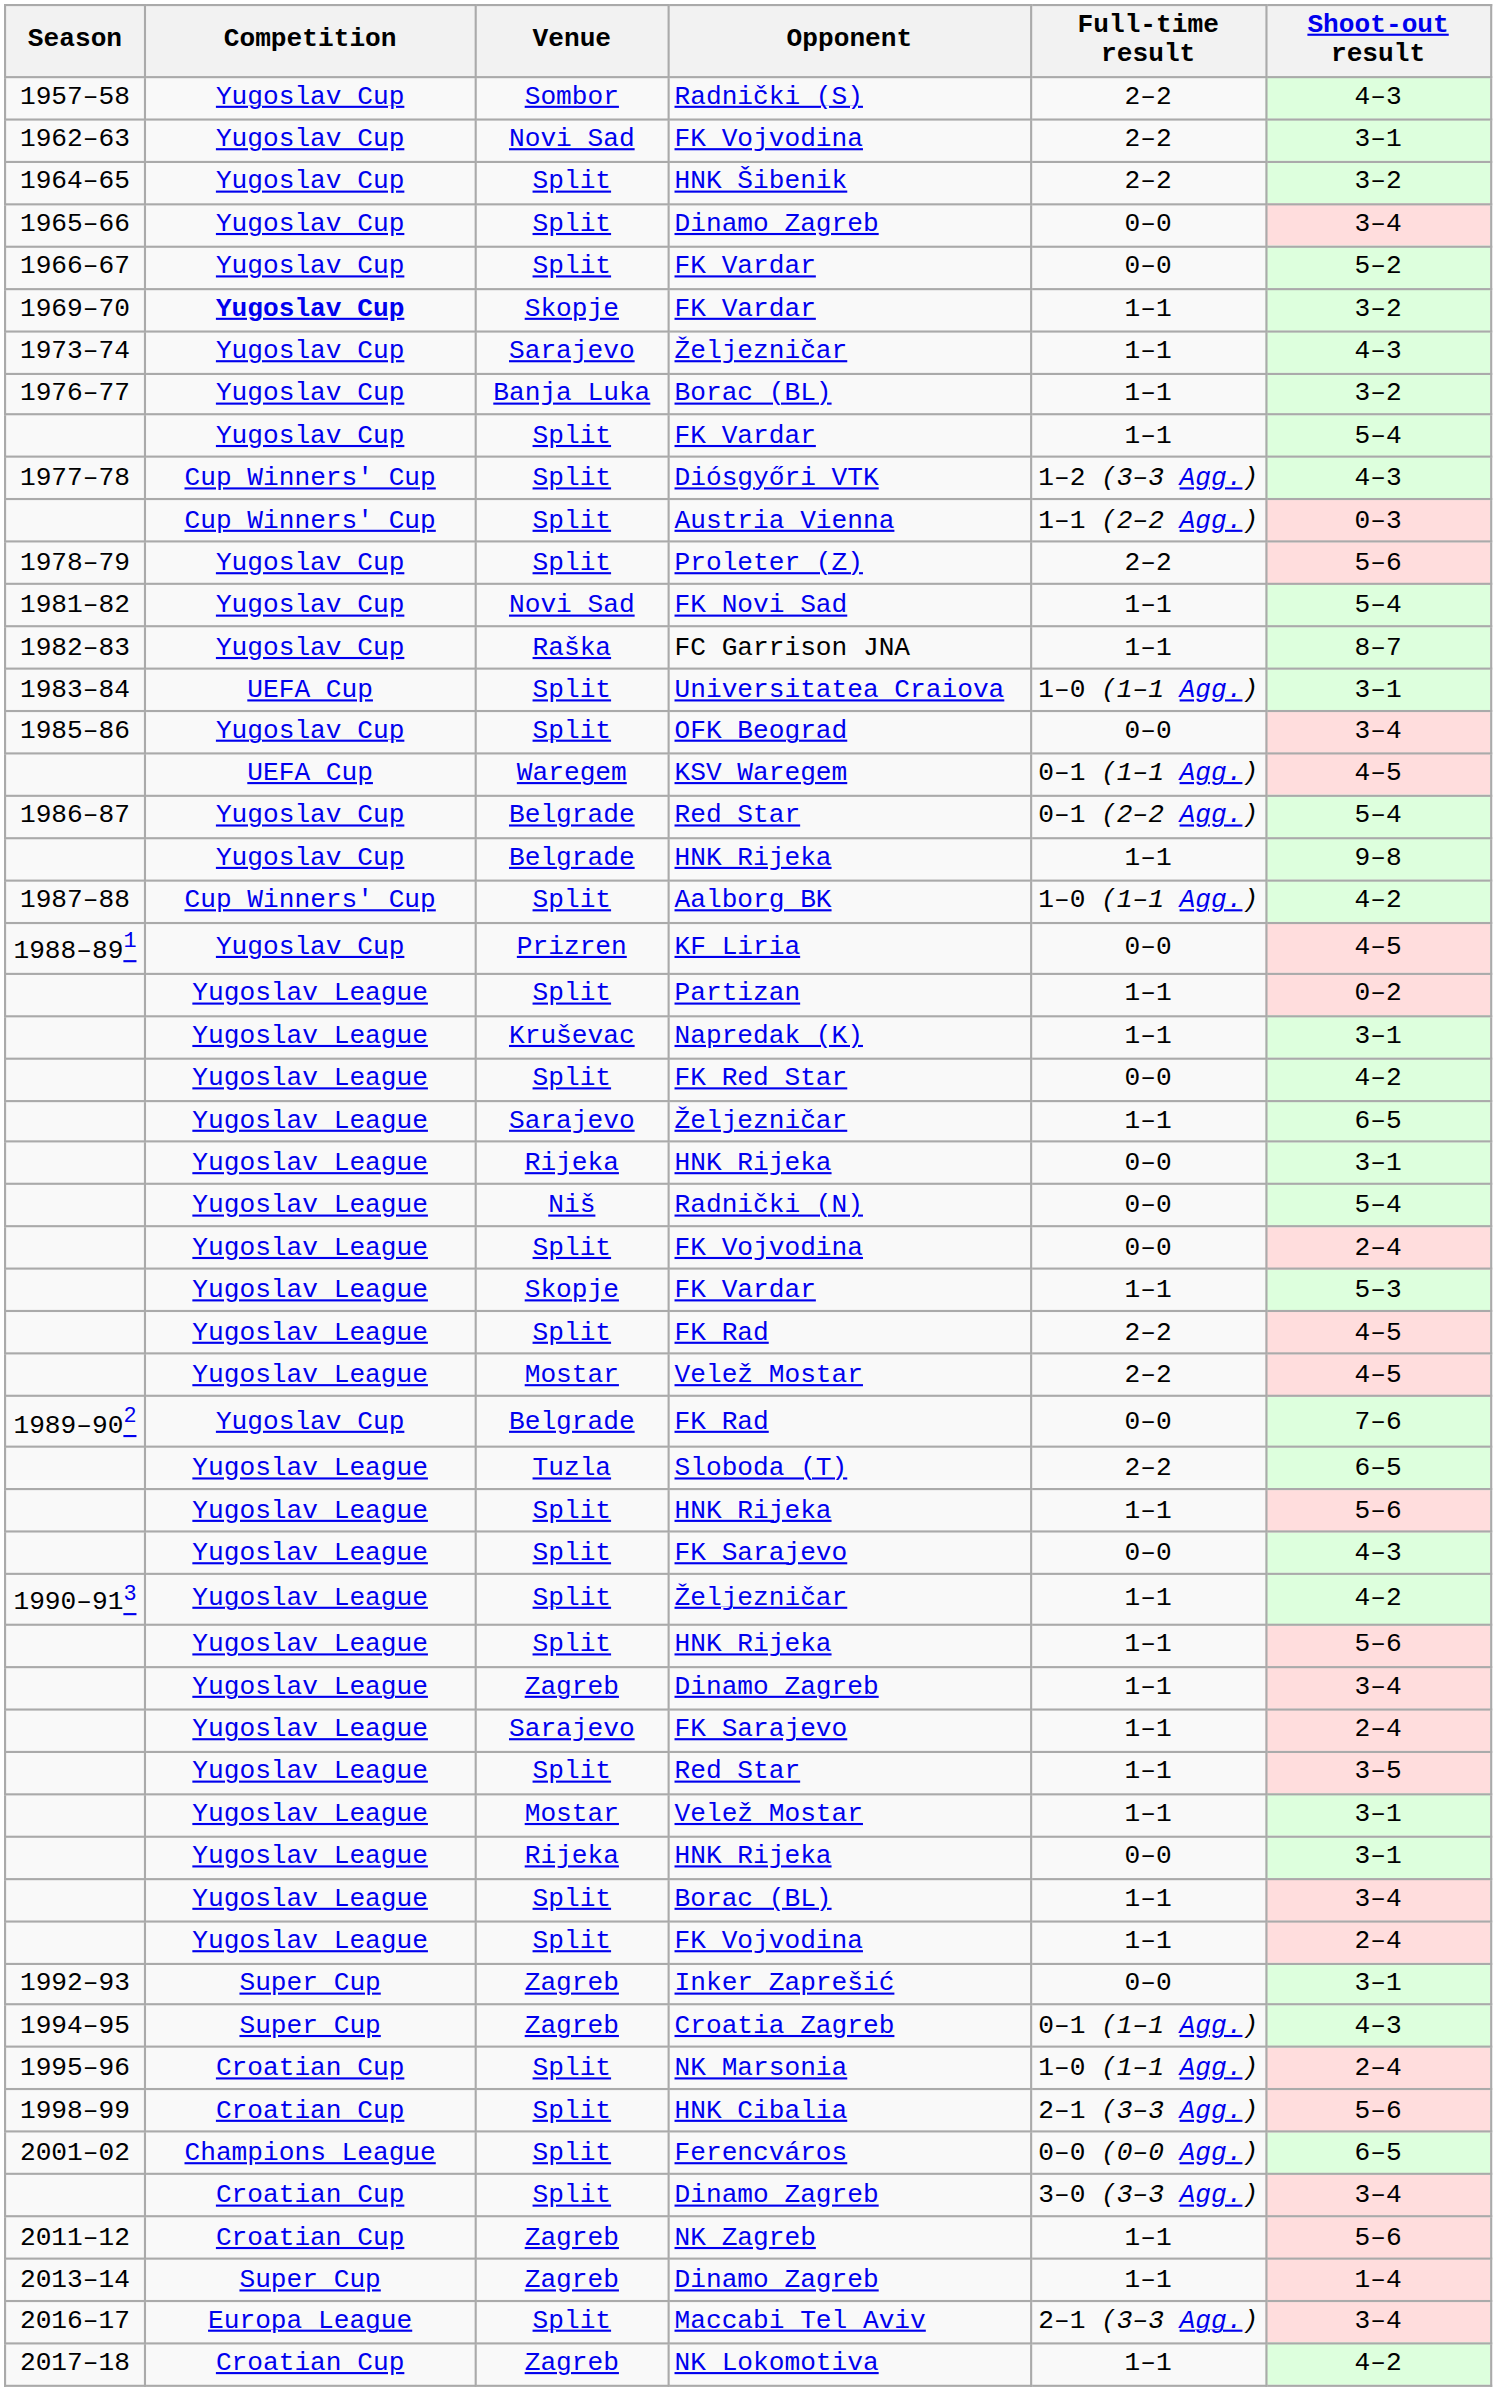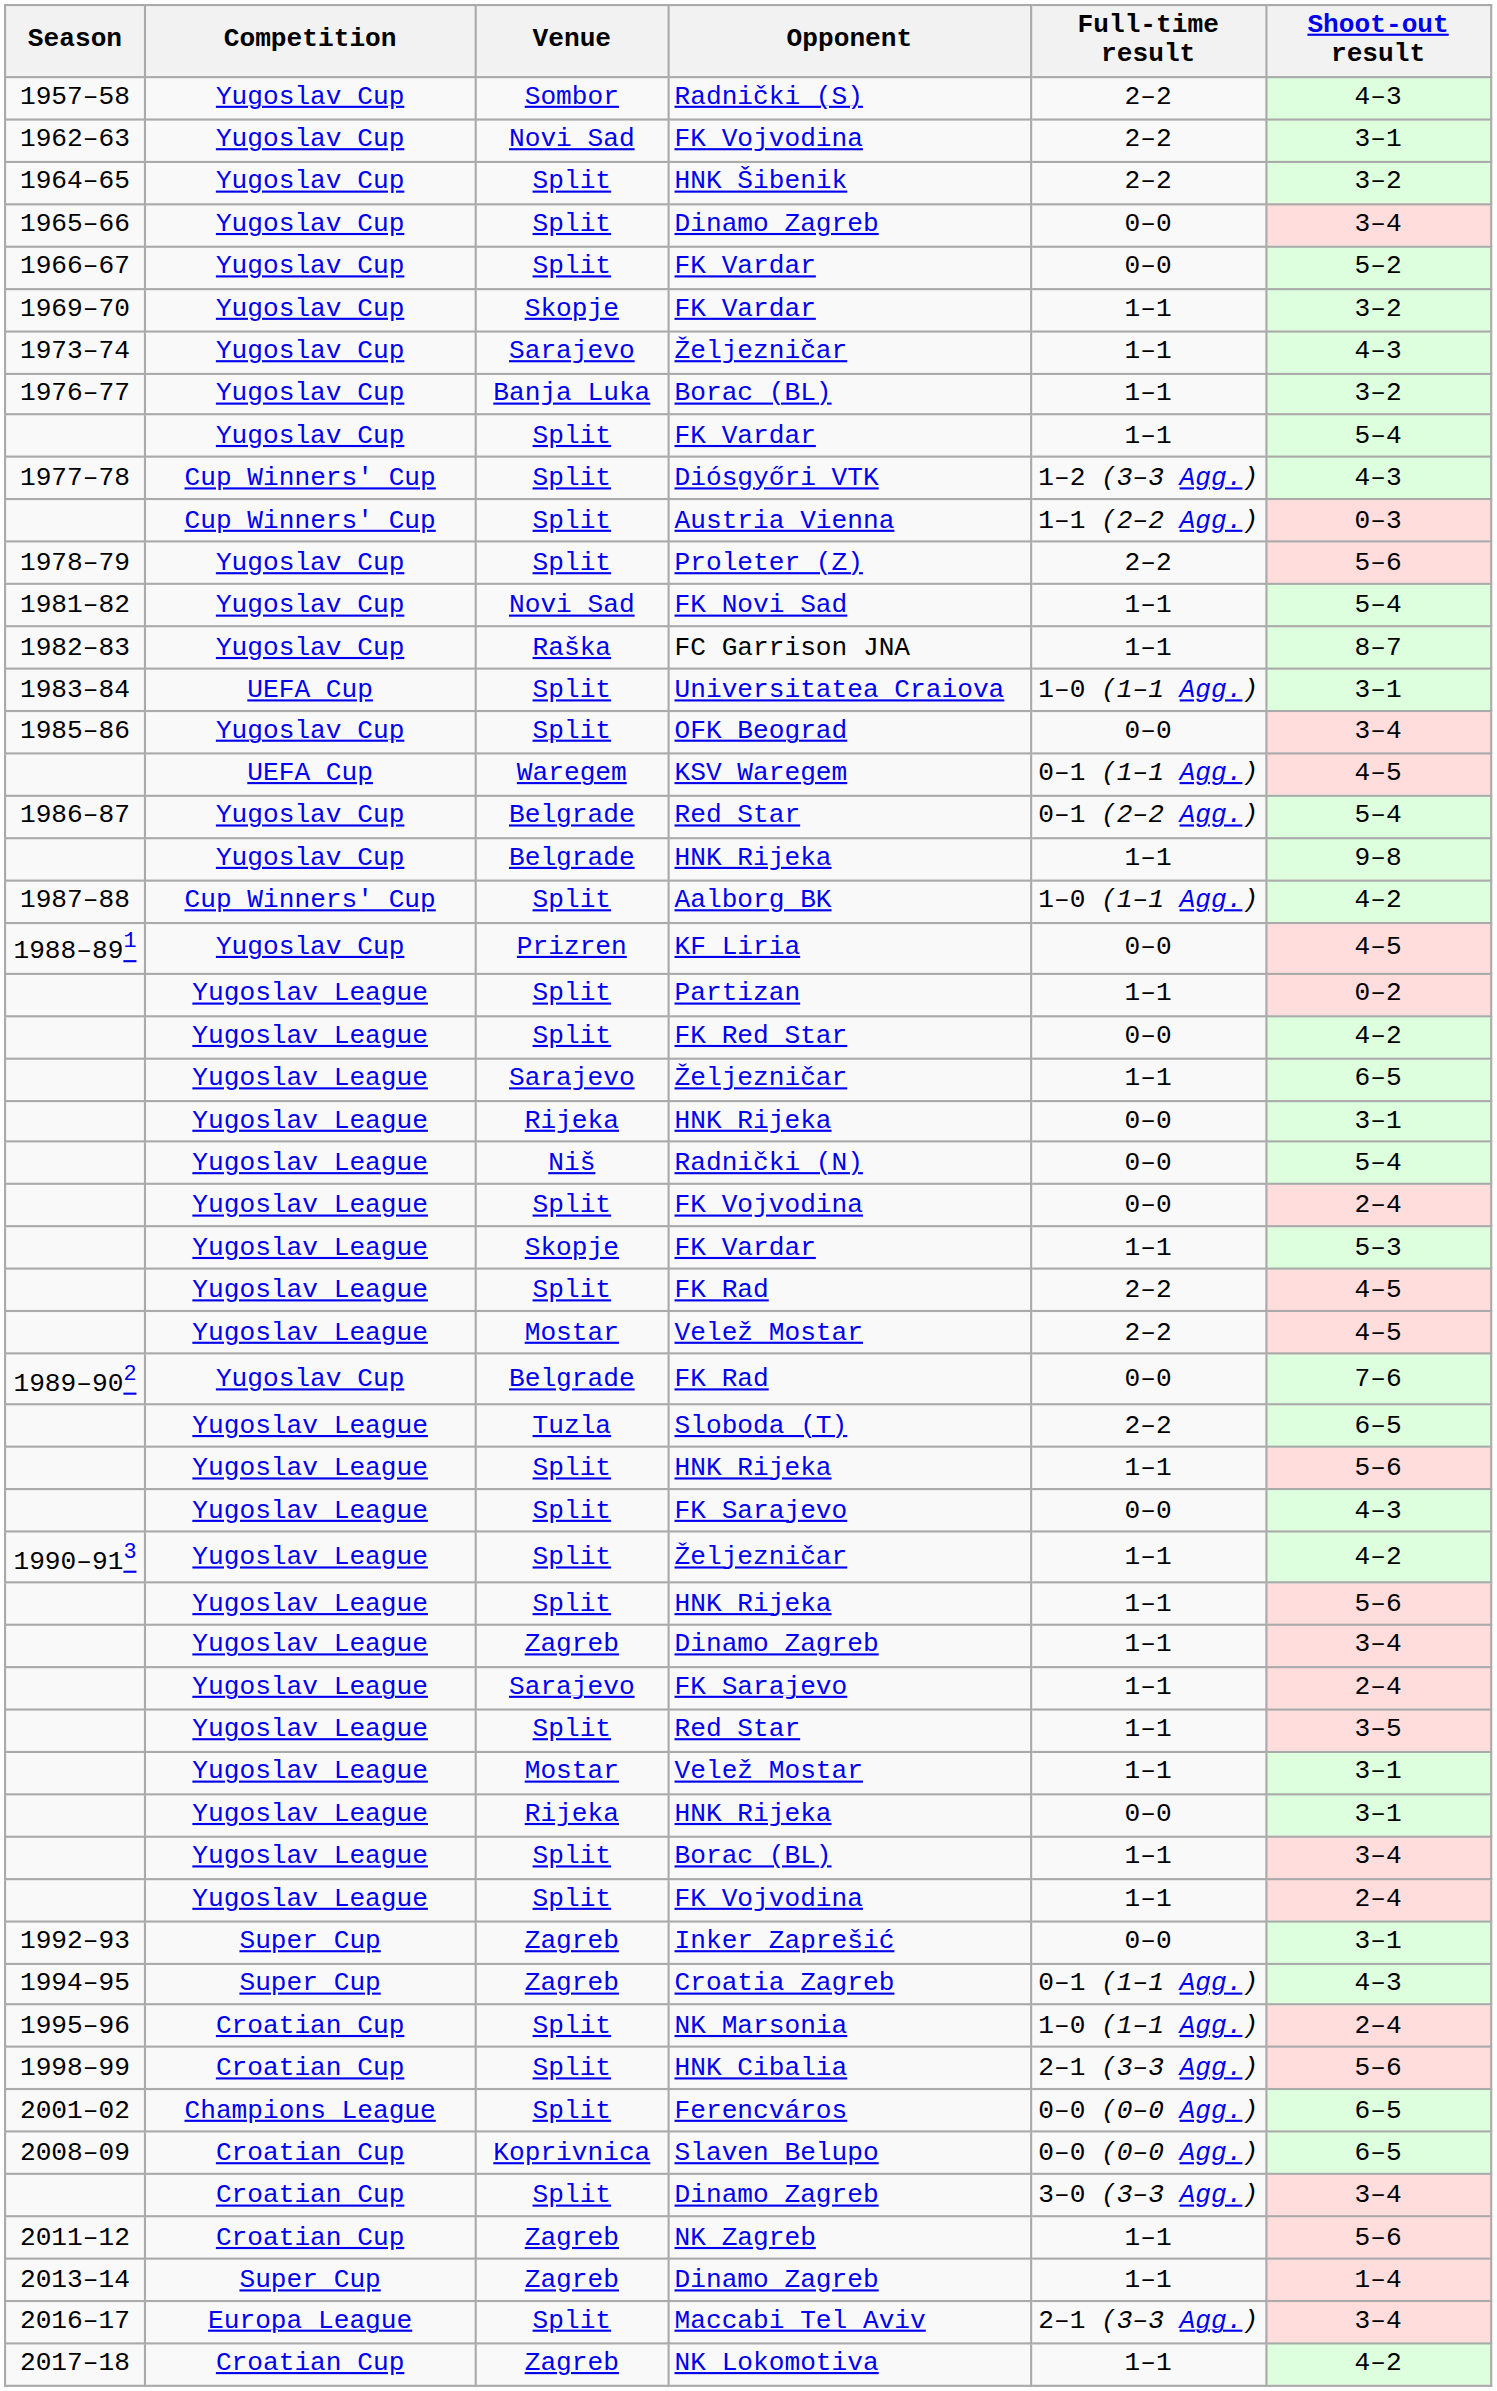(310, 310) bold -> (310, 310) normal
- row: (75, 1037)
+ row: (75, 2153)
